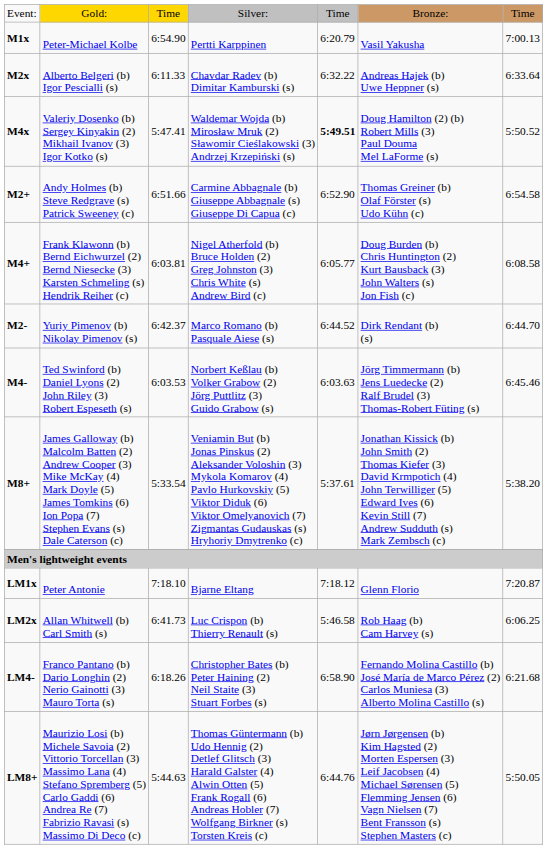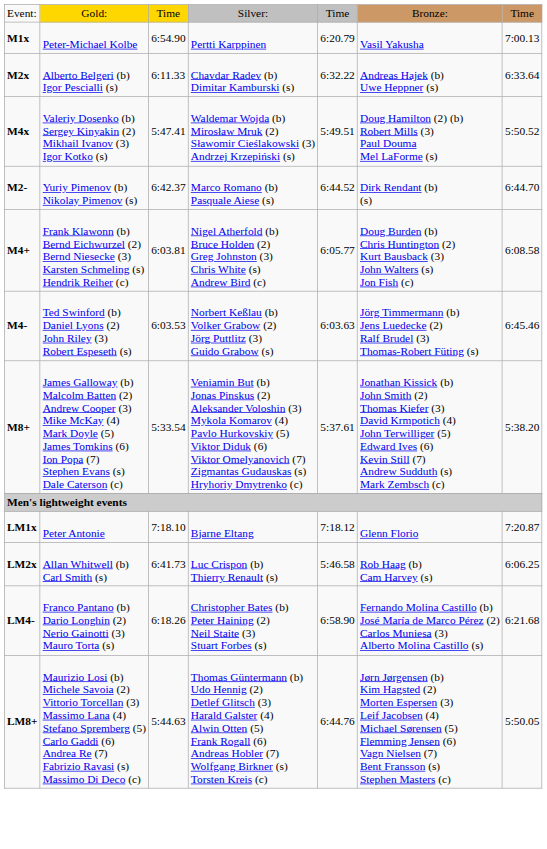(338, 131) bold -> (338, 131) normal
- row: (18, 194)
rows swapped: (17, 326) <-> (18, 263)
